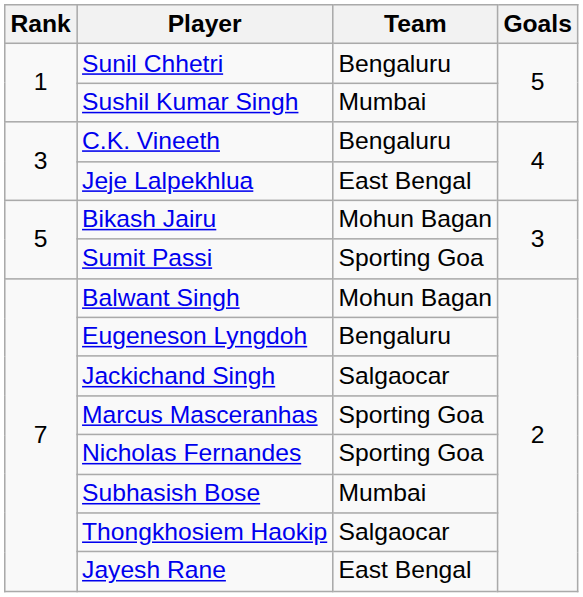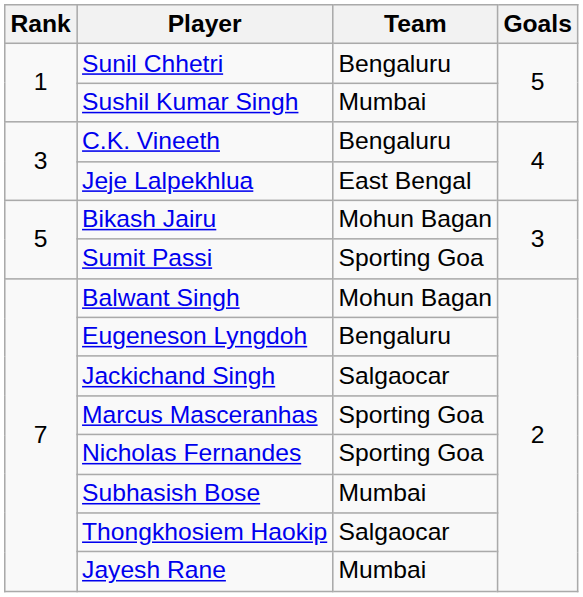(405, 571) East Bengal -> (382, 571) Mumbai
